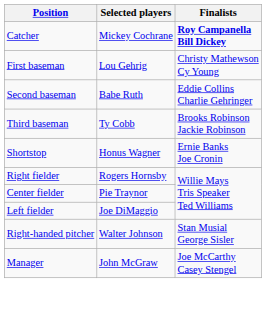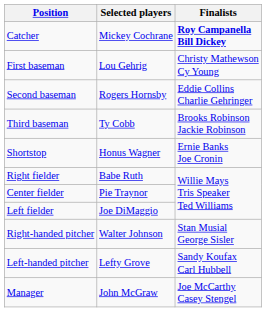(121, 94) Babe Ruth -> (133, 94) Rogers Hornsby
(133, 176) Rogers Hornsby -> (121, 176) Babe Ruth
+ row: (48, 263)
